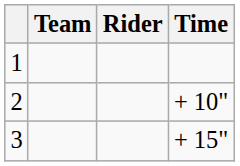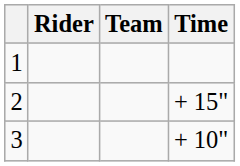columns swapped: (133, 23) <-> (63, 23)
(201, 101) + 10" -> (201, 101) + 15"
(201, 140) + 15" -> (201, 140) + 10"
